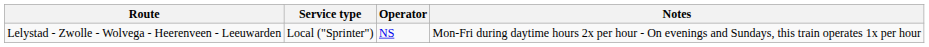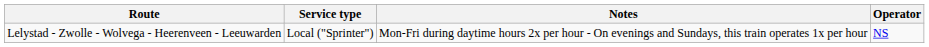columns swapped: (403, 14) <-> (677, 14)
